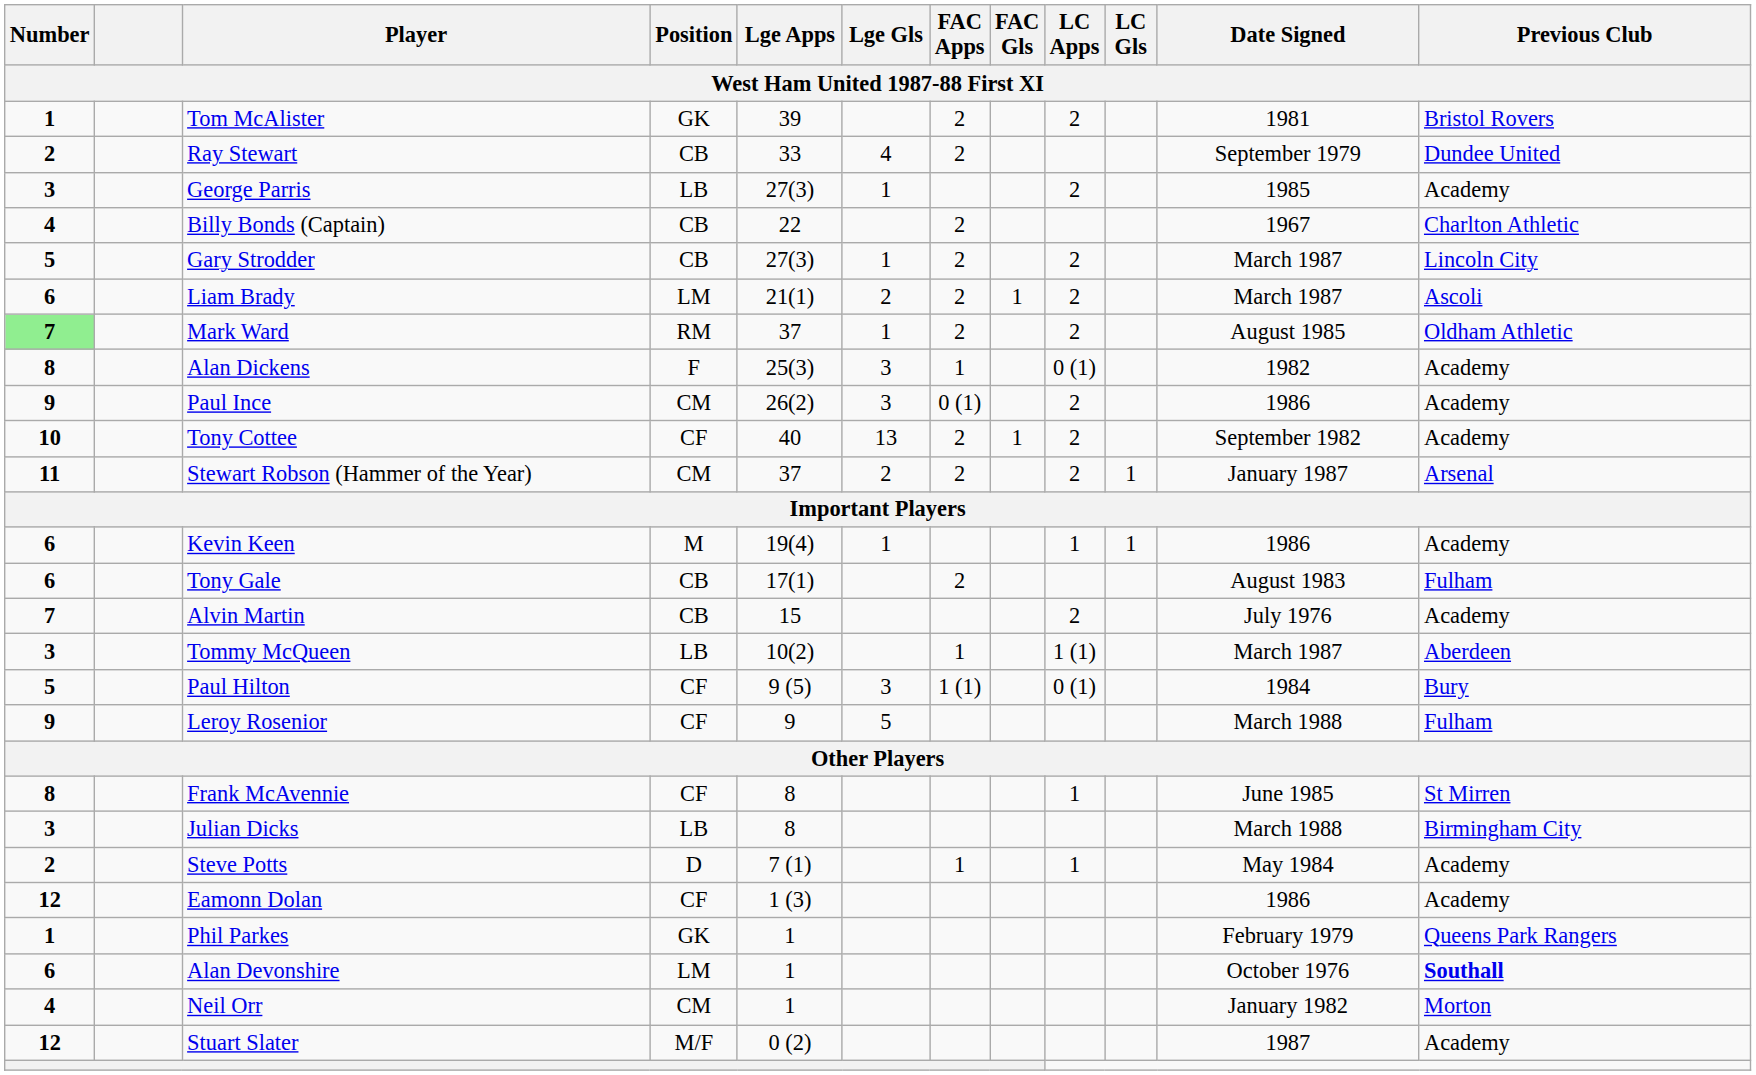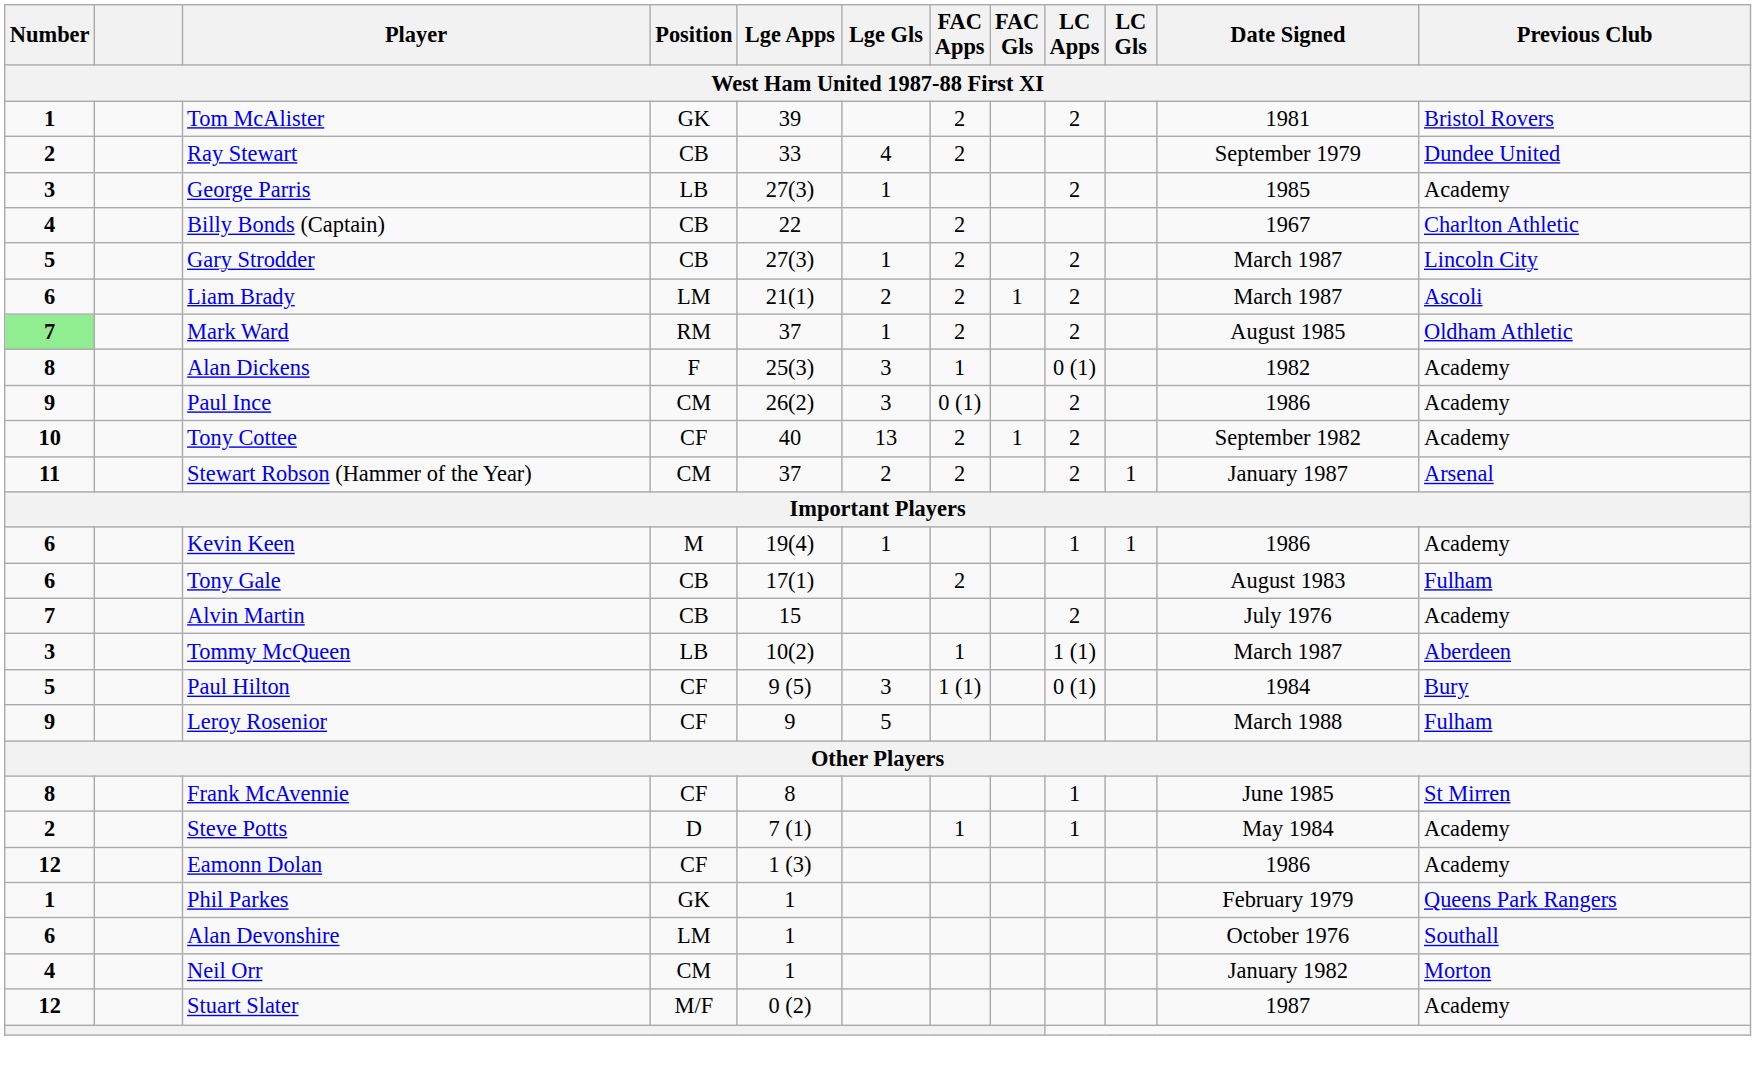- row: (243, 829)
(1464, 971) bold -> (1461, 935) normal
